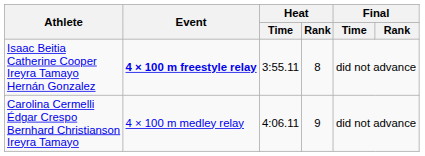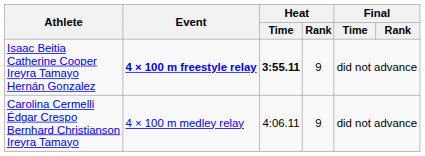(281, 68) normal -> (281, 68) bold
(318, 68) 8 -> (318, 68) 9
